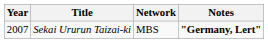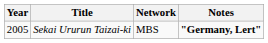(18, 30) 2007 -> (18, 30) 2005
